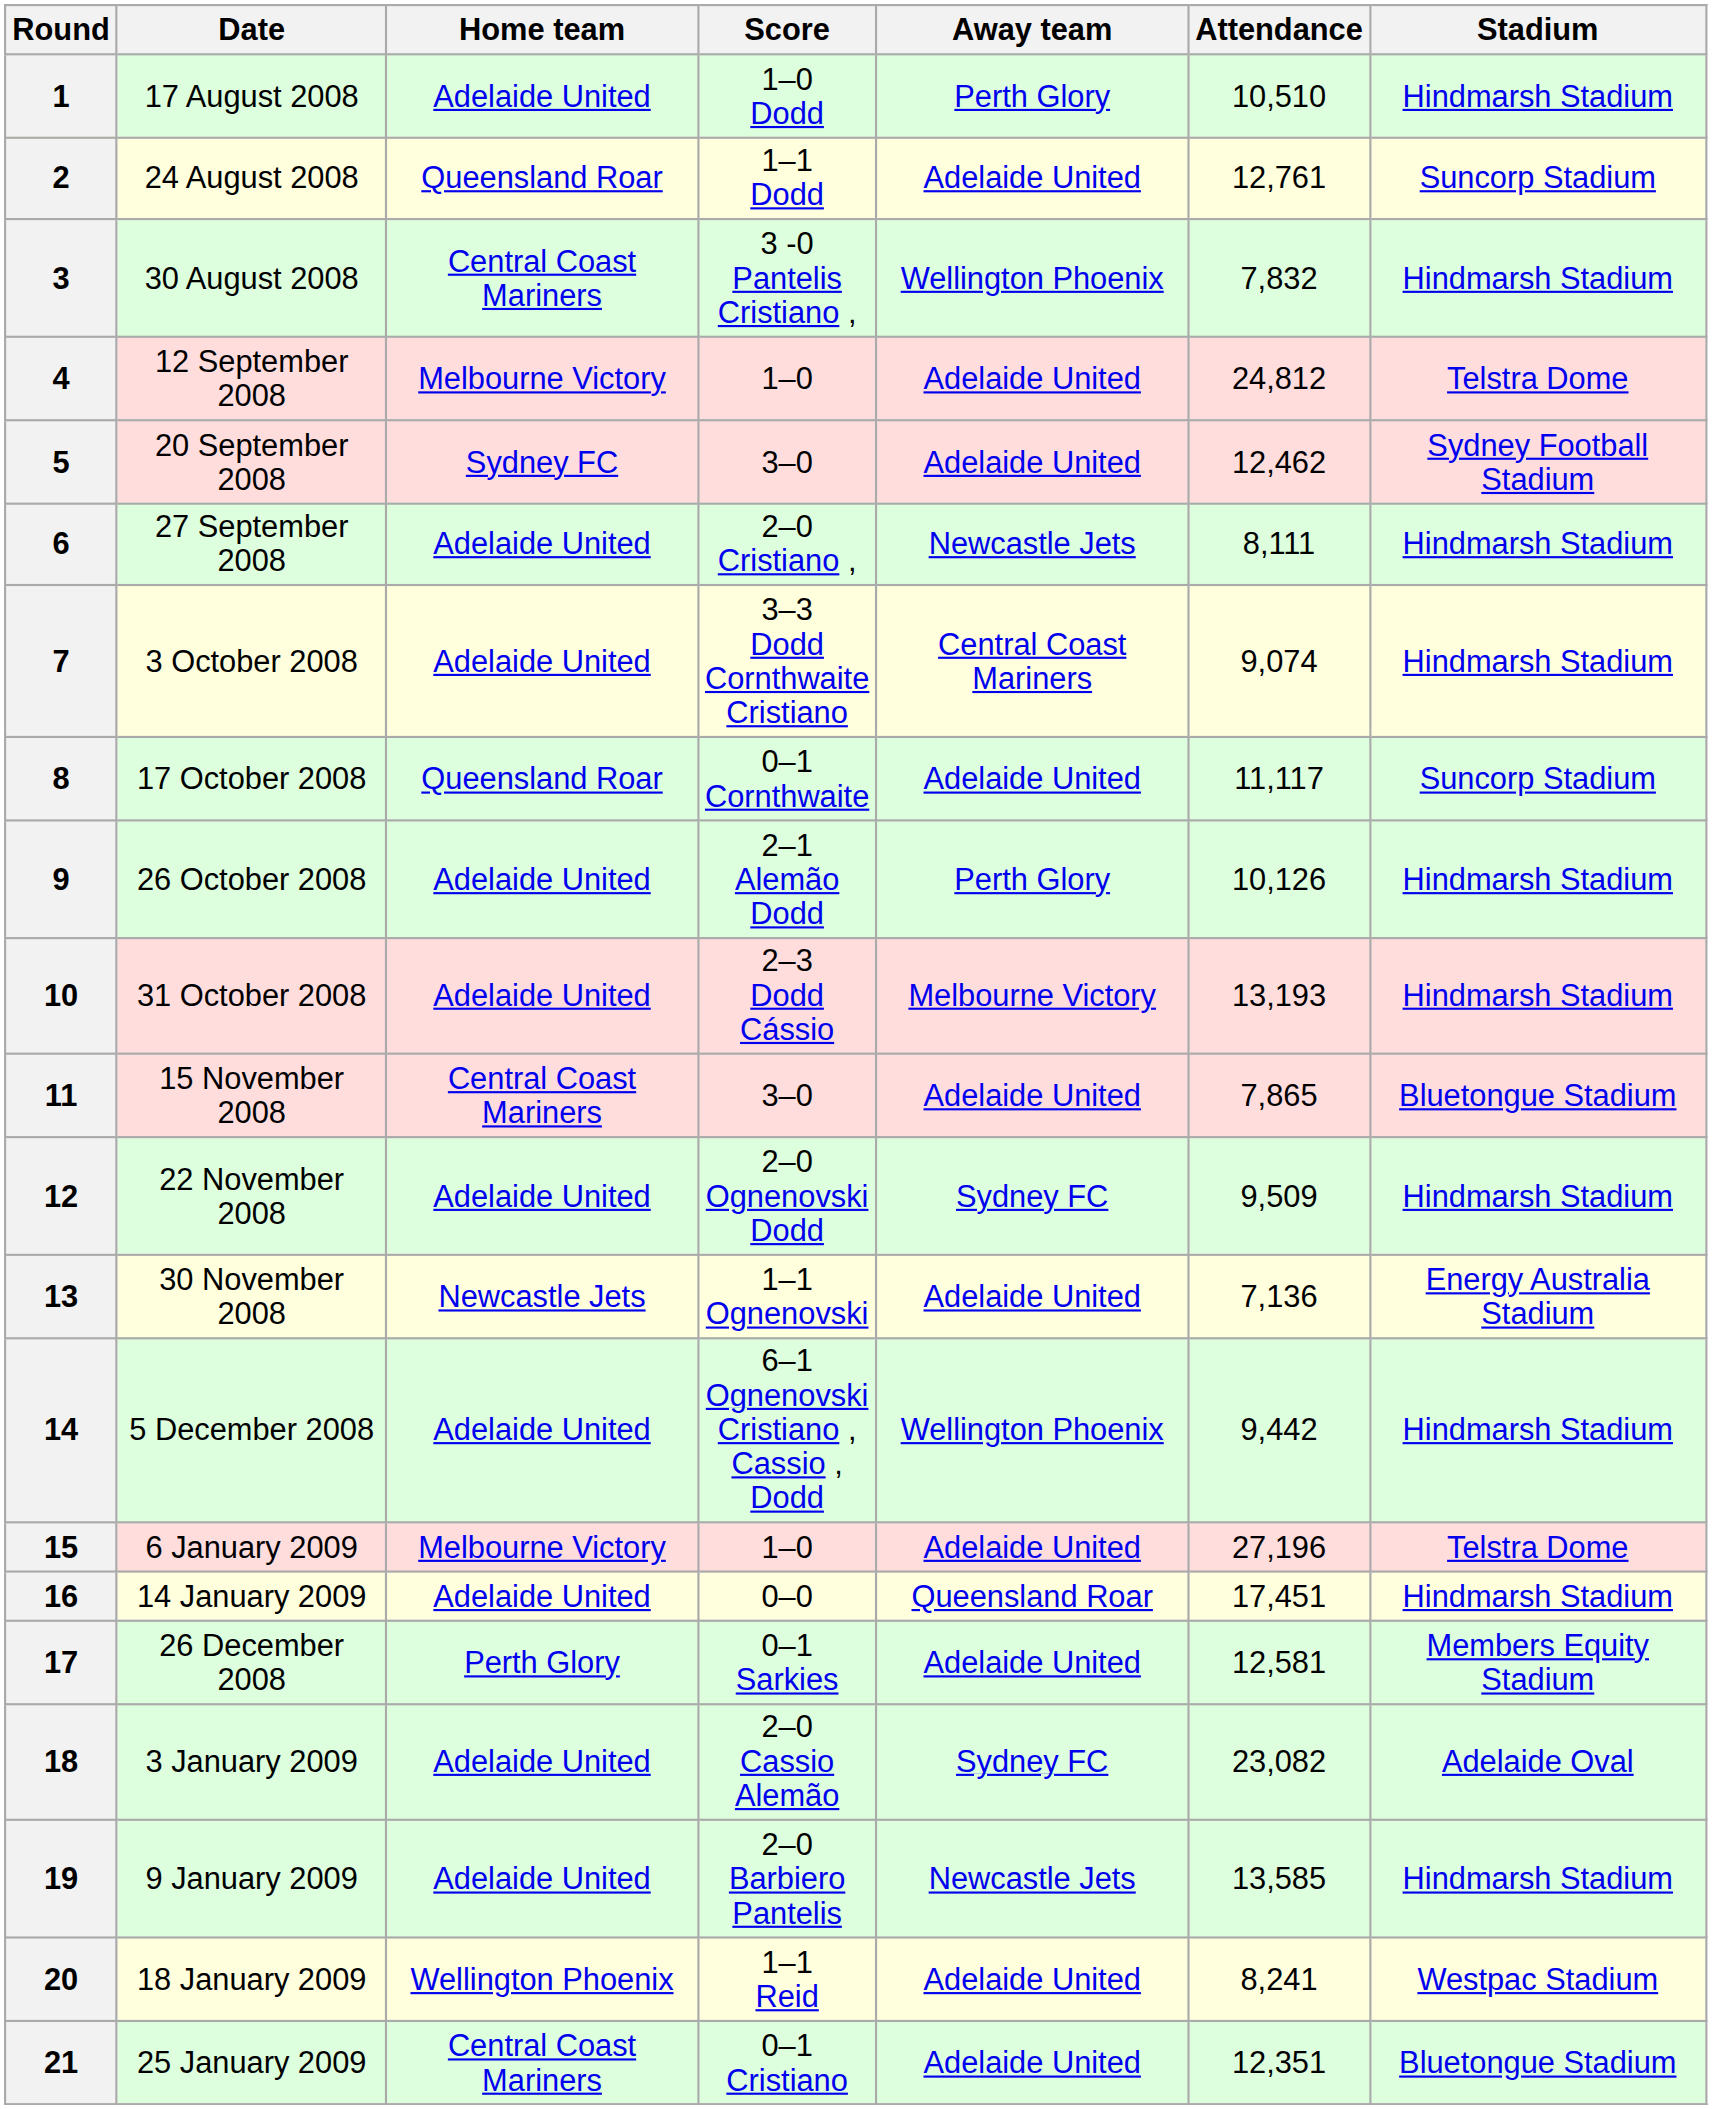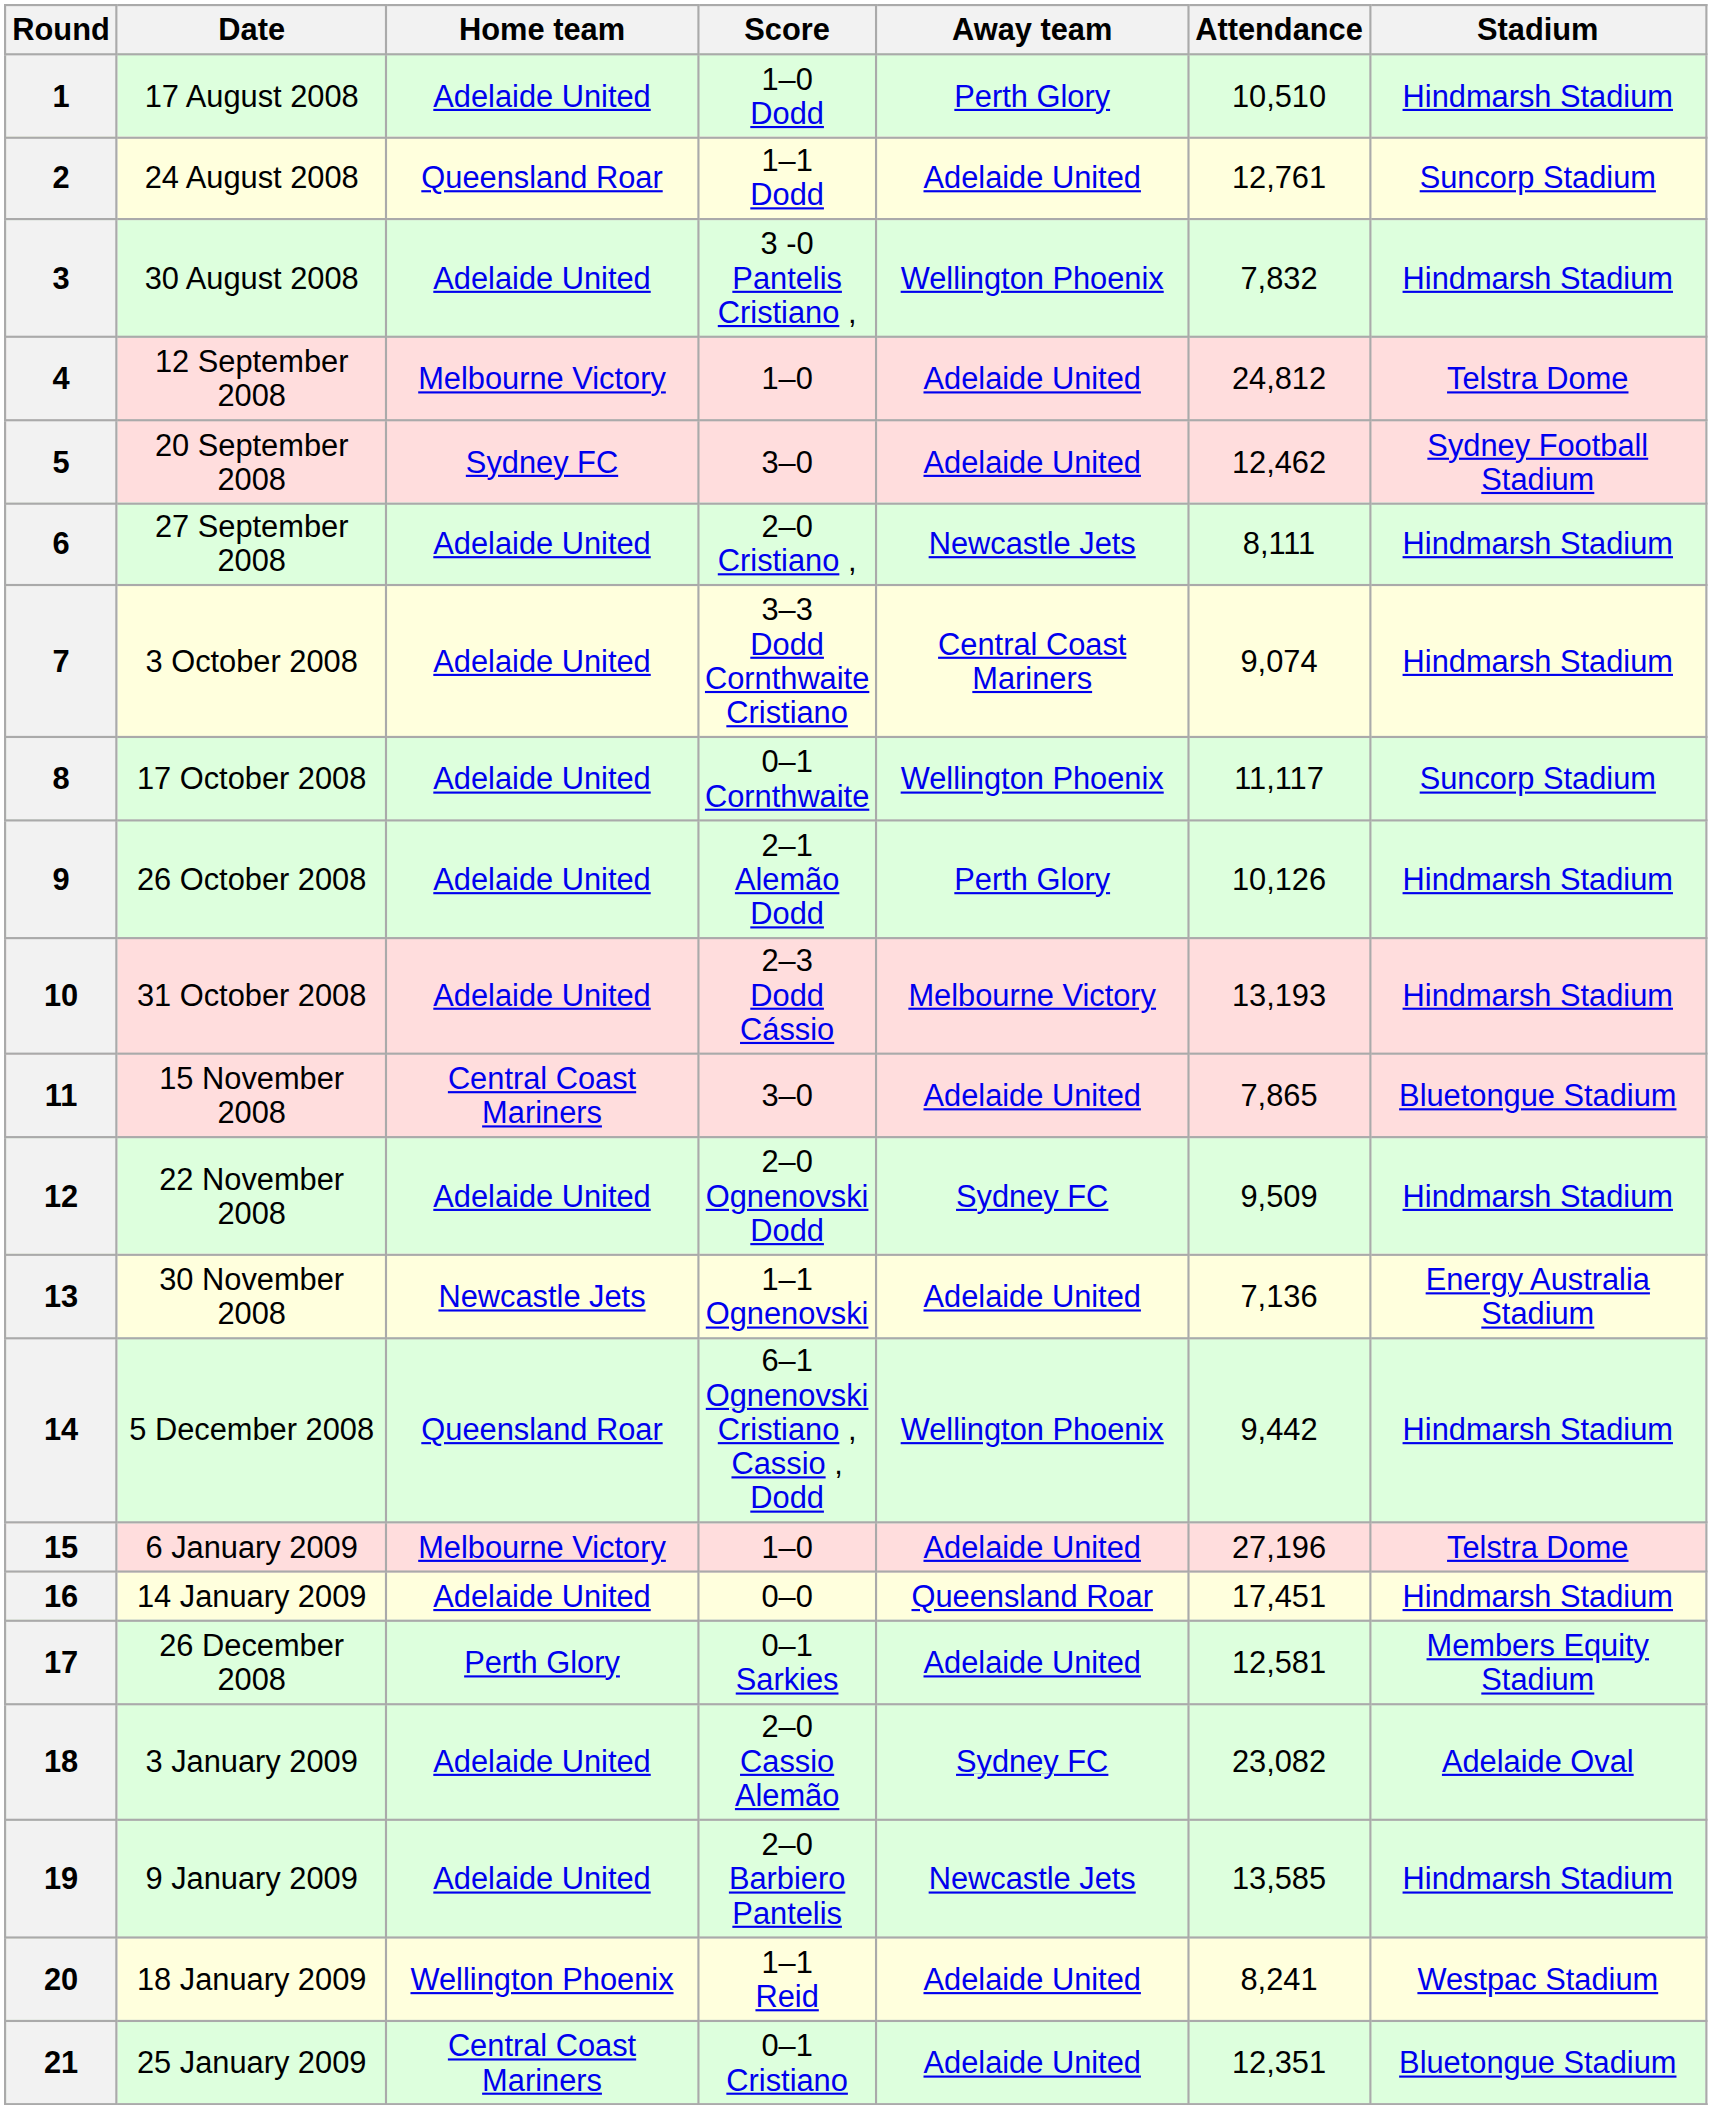(542, 279) Central Coast Mariners -> (542, 279) Adelaide United
(542, 779) Queensland Roar -> (542, 779) Adelaide United
(1032, 779) Adelaide United -> (1032, 779) Wellington Phoenix
(542, 1430) Adelaide United -> (542, 1430) Queensland Roar
